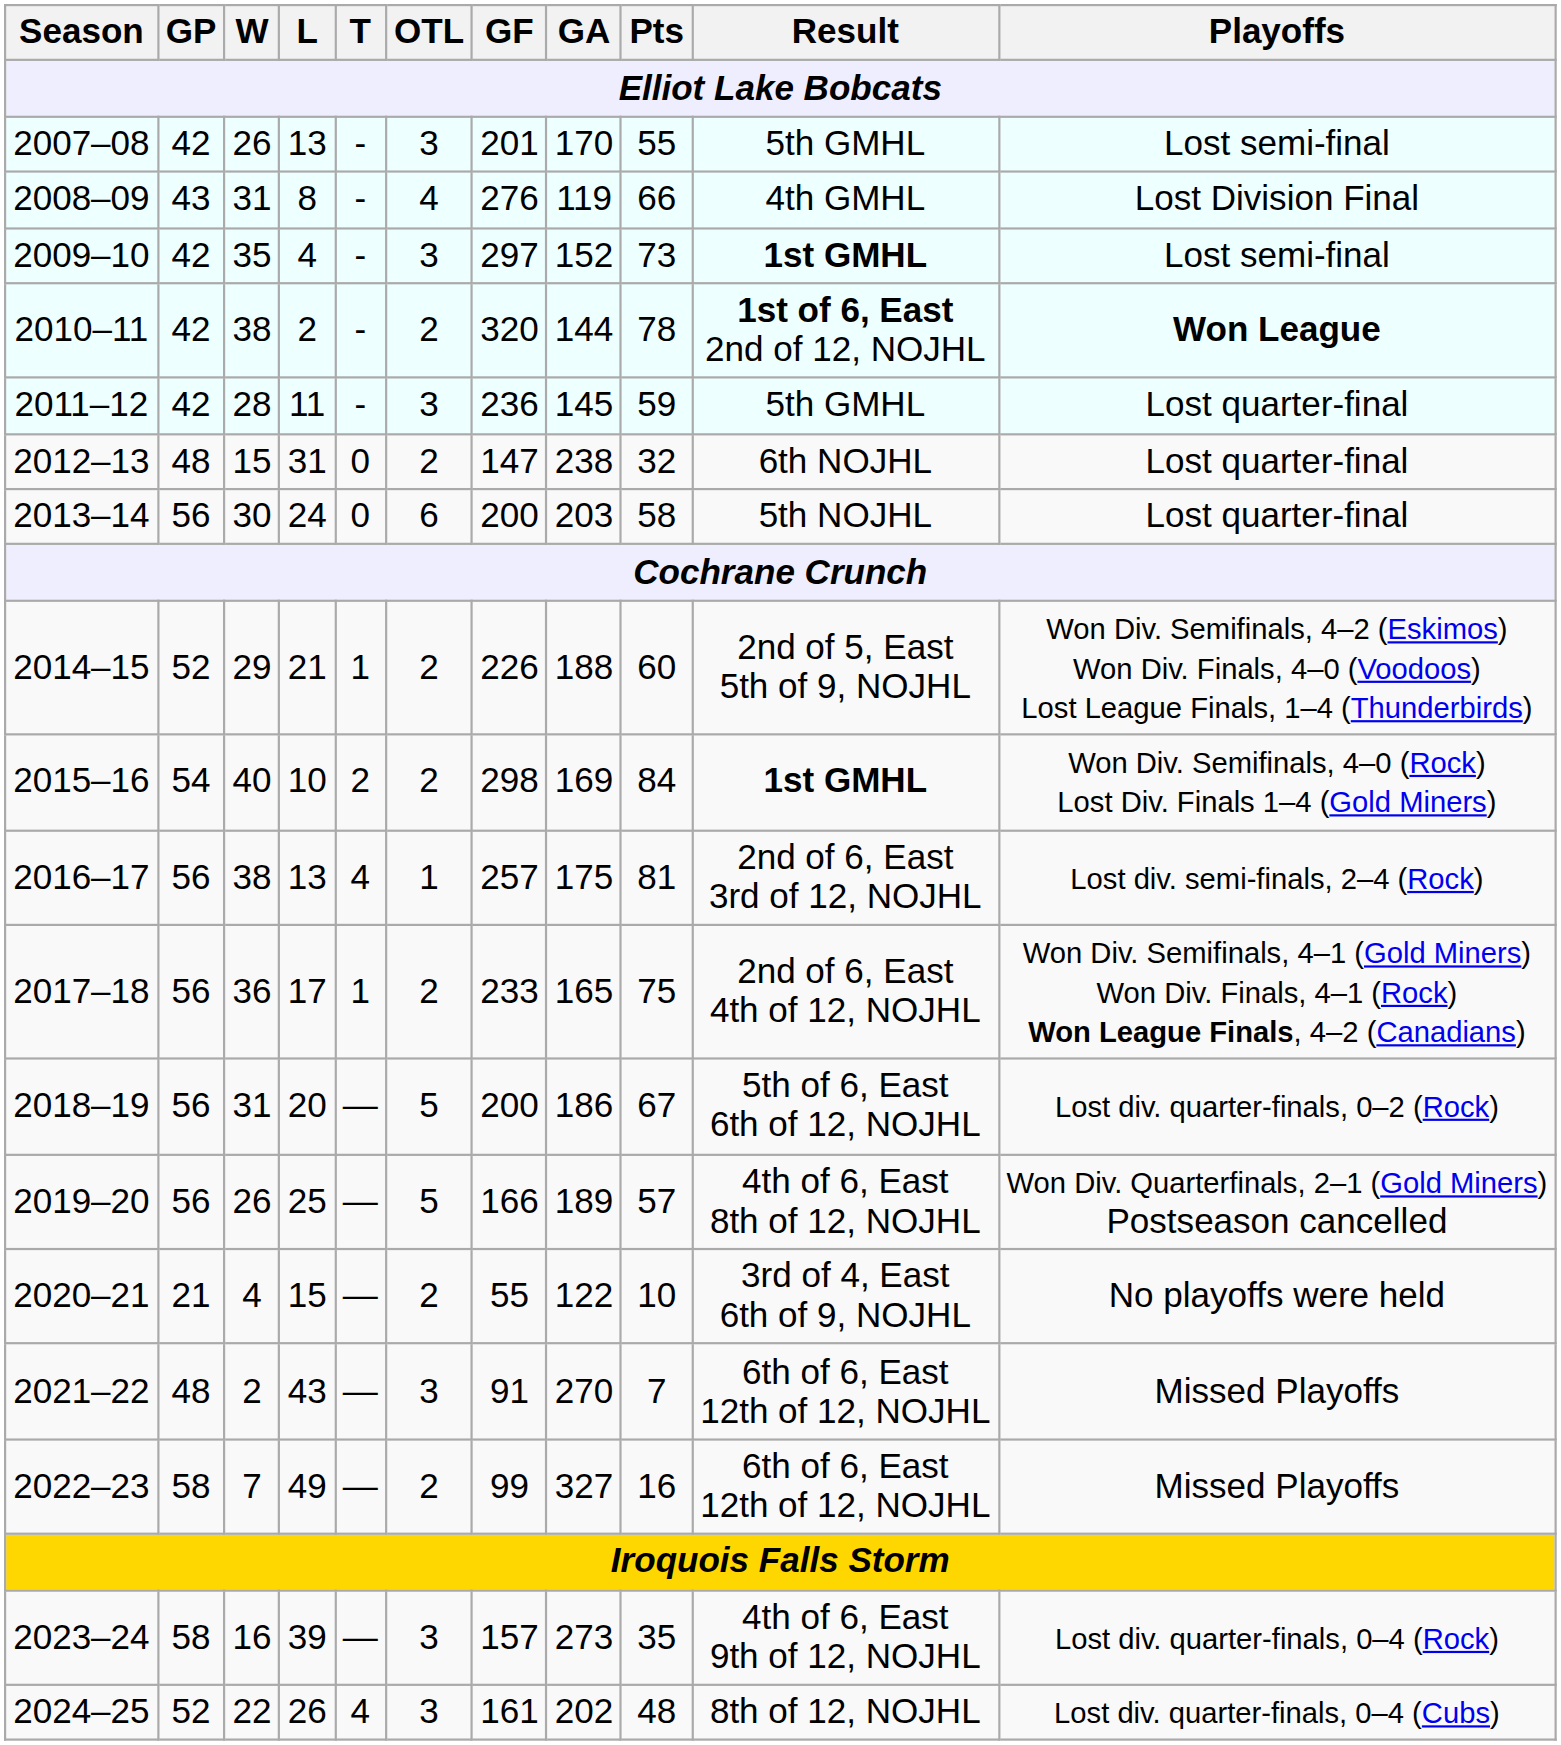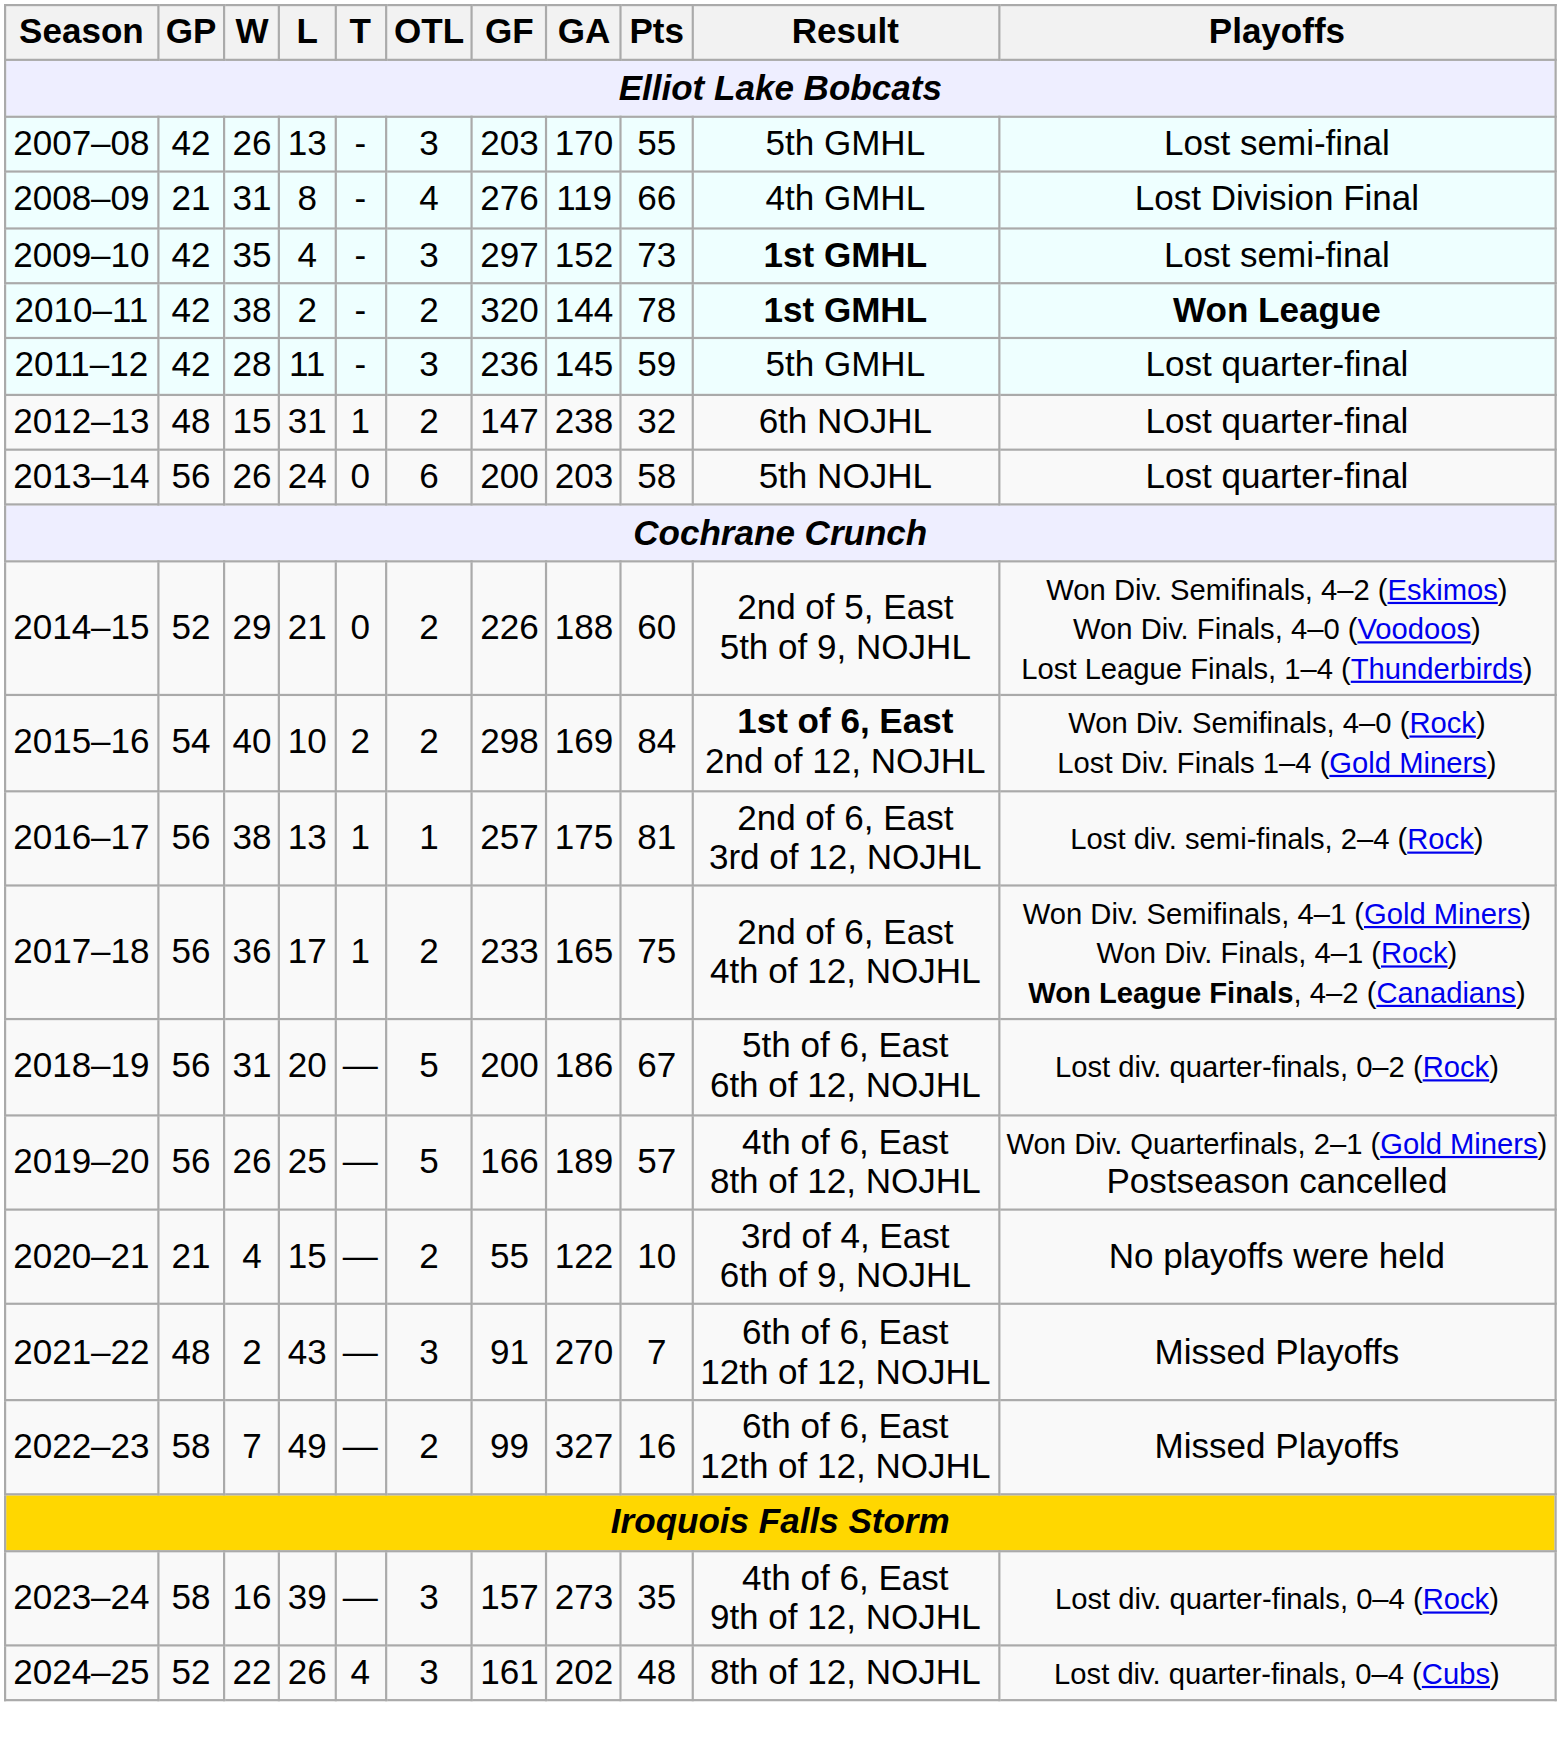(509, 143) 201 -> (509, 143) 203
(191, 198) 43 -> (191, 198) 21
(845, 329) 1st of 6, East 2nd of 12, NOJHL -> (845, 310) 1st GMHL
(360, 460) 0 -> (360, 421) 1
(252, 516) 30 -> (252, 476) 26
(360, 666) 1 -> (360, 627) 0
(845, 781) 1st GMHL -> (845, 742) 1st of 6, East 2nd of 12, NOJHL
(360, 876) 4 -> (360, 837) 1
